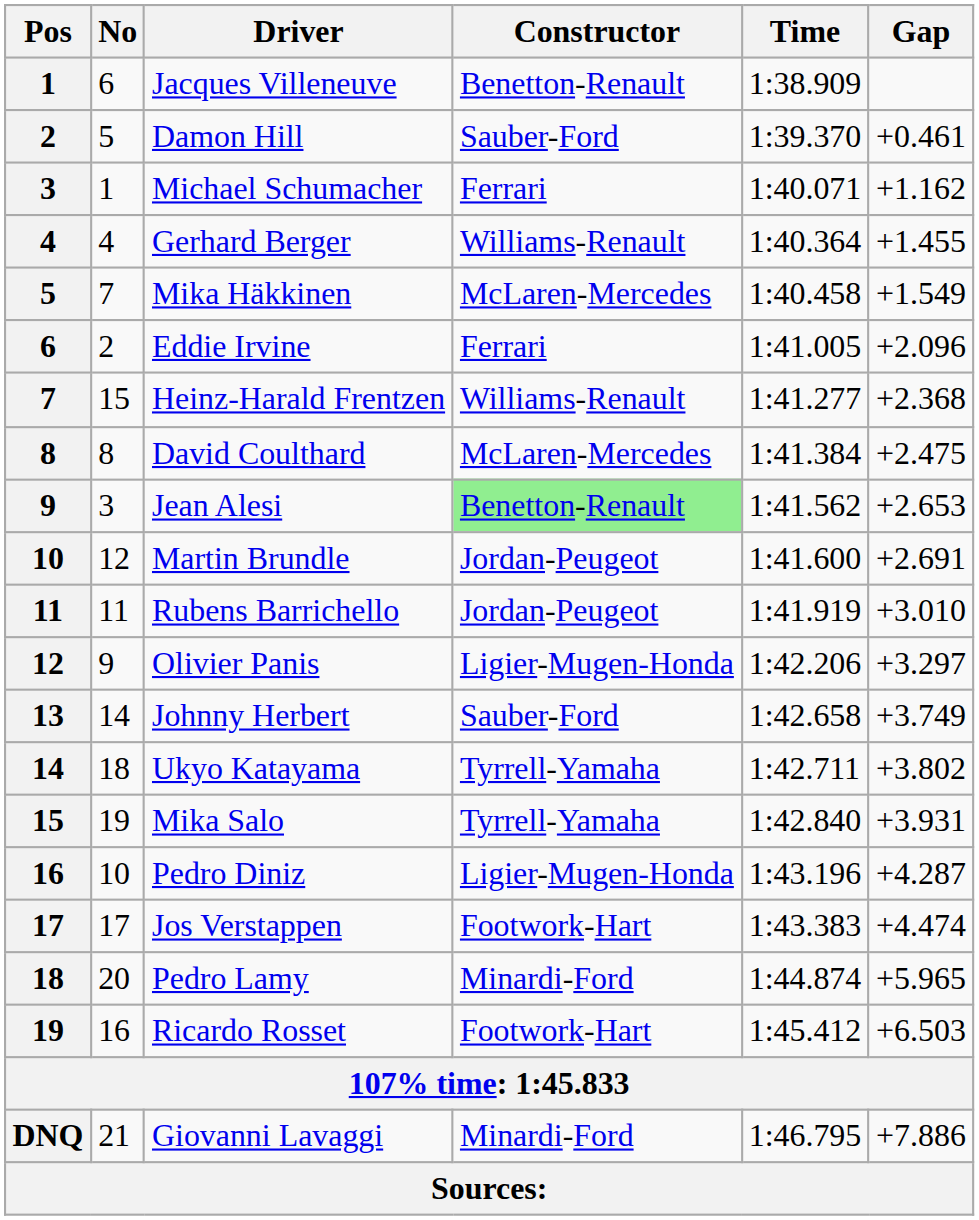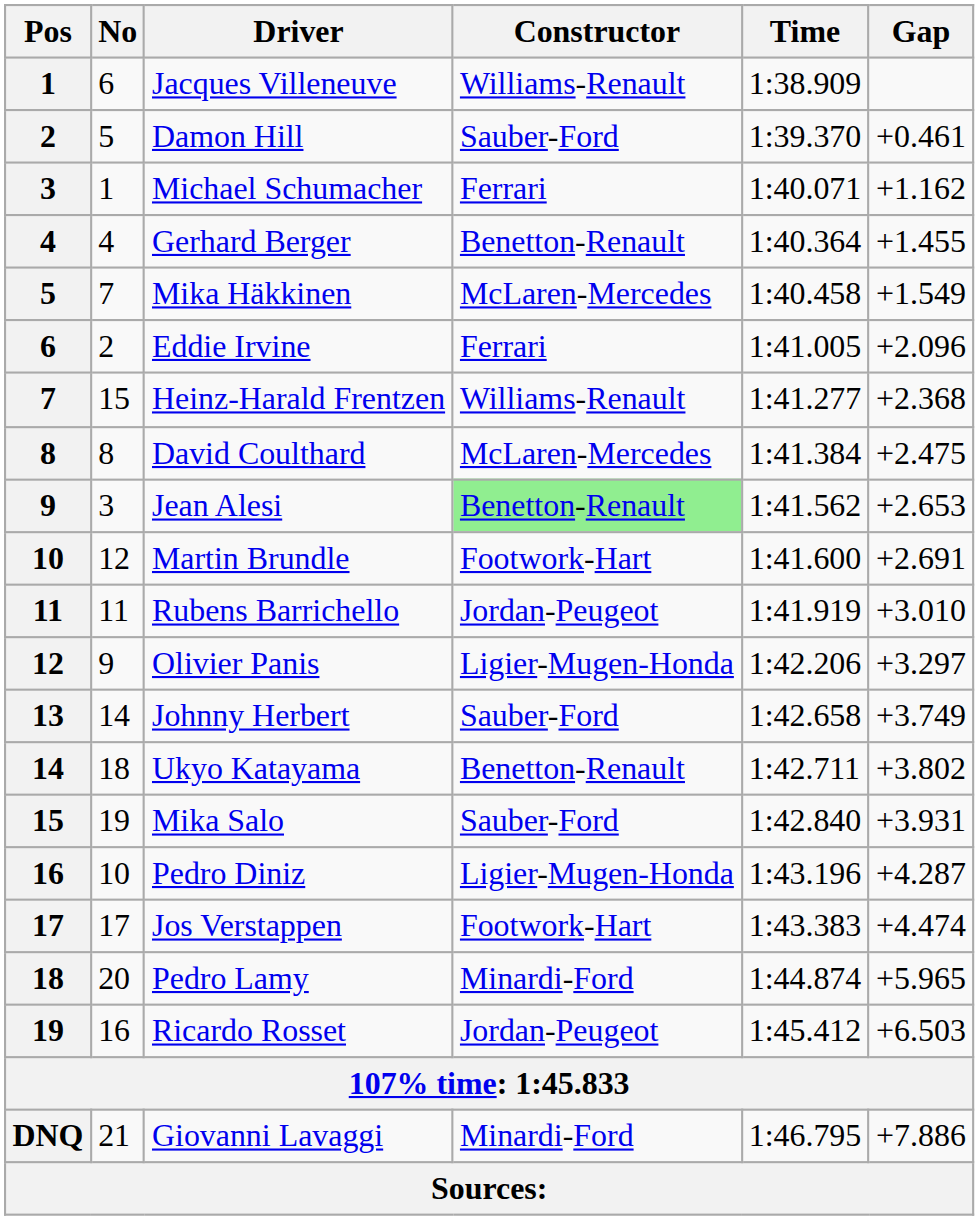(572, 83) Benetton-Renault -> (573, 83) Williams-Renault
(573, 241) Williams-Renault -> (572, 241) Benetton-Renault
(559, 557) Jordan-Peugeot -> (556, 557) Footwork-Hart
(560, 767) Tyrrell-Yamaha -> (572, 767) Benetton-Renault
(560, 820) Tyrrell-Yamaha -> (539, 820) Sauber-Ford
(556, 1030) Footwork-Hart -> (559, 1030) Jordan-Peugeot
